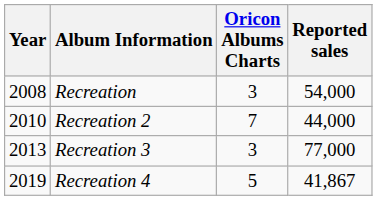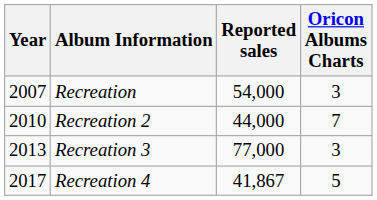columns swapped: (252, 40) <-> (330, 40)
(28, 91) 2008 -> (28, 91) 2007
(28, 180) 2019 -> (28, 180) 2017
